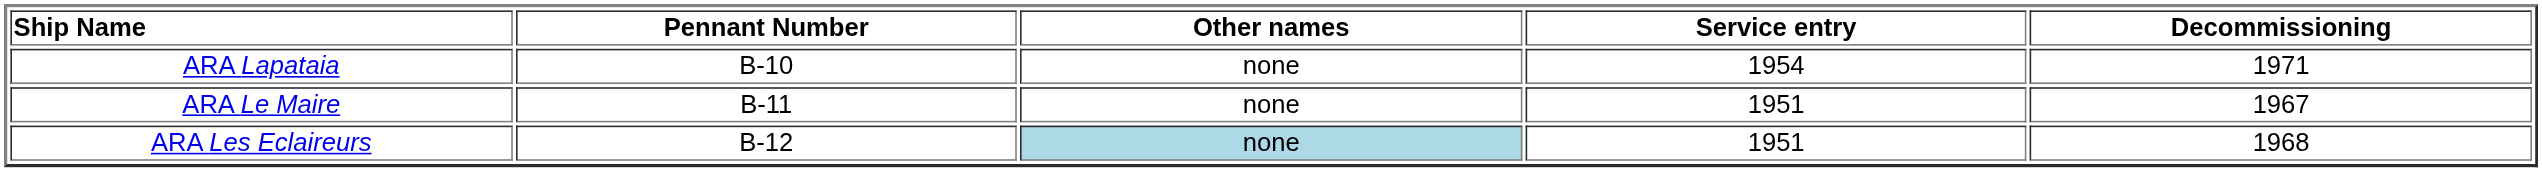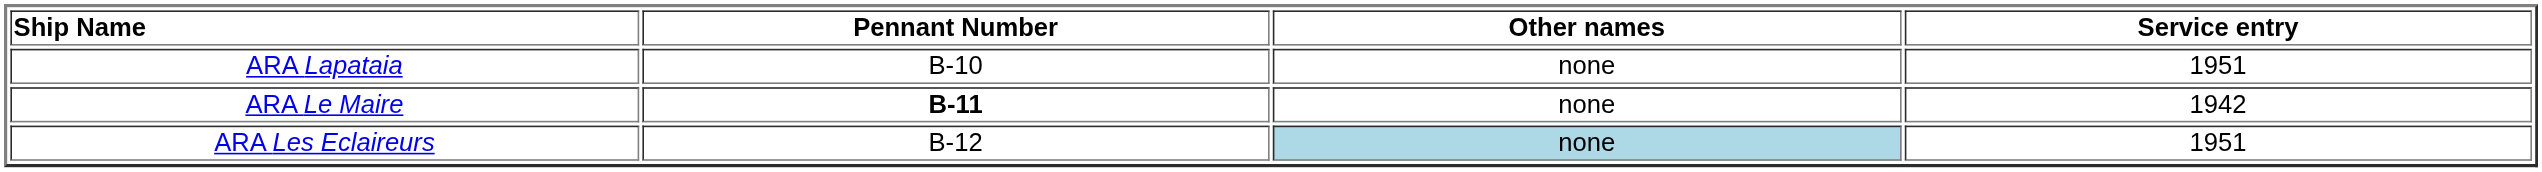- column: (2281, 27)
(1776, 66) 1954 -> (2218, 66) 1951
(766, 104) normal -> (956, 104) bold
(1776, 104) 1951 -> (2218, 104) 1942
